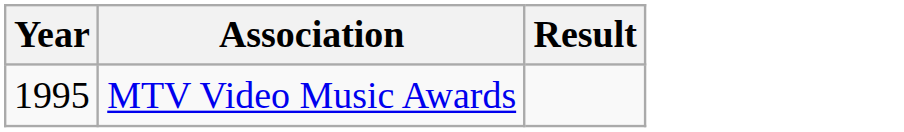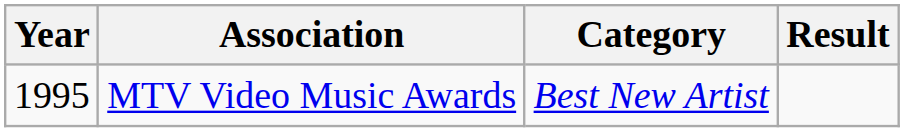+ column: (651, 34)
